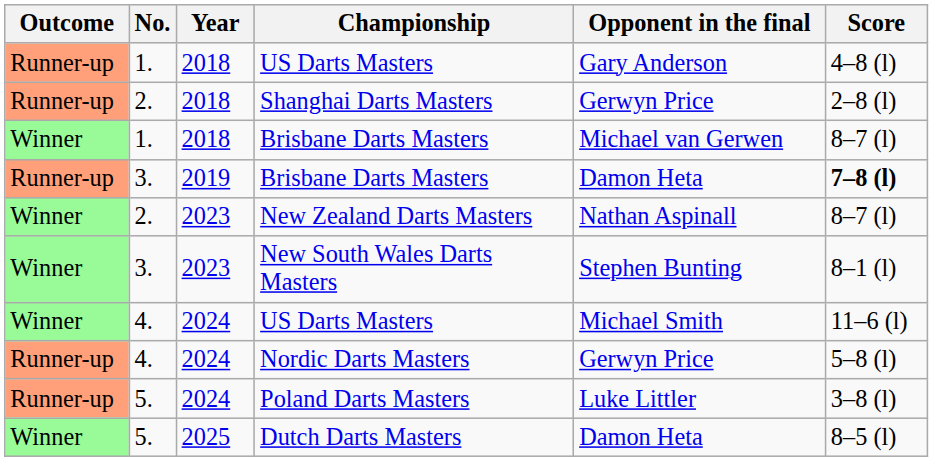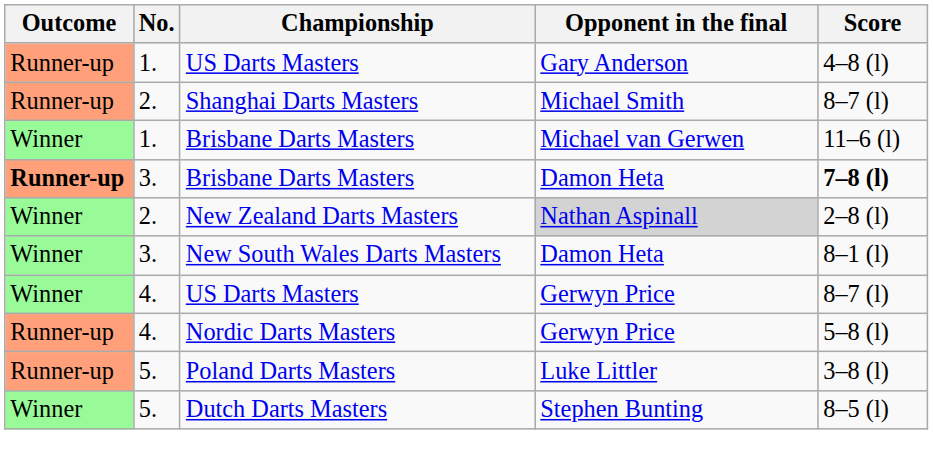- column: (215, 23)
(646, 100) Gerwyn Price -> (612, 100) Michael Smith
(864, 100) 2–8 (l) -> (856, 100) 8–7 (l)
(864, 139) 8–7 (l) -> (862, 139) 11–6 (l)
(62, 178) normal -> (67, 178) bold
(658, 216) no background -> (619, 216) lightgrey background
(864, 216) 8–7 (l) -> (856, 216) 2–8 (l)
(661, 268) Stephen Bunting -> (602, 255) Damon Heta
(651, 321) Michael Smith -> (608, 293) Gerwyn Price
(869, 321) 11–6 (l) -> (856, 293) 8–7 (l)
(641, 436) Damon Heta -> (622, 409) Stephen Bunting
